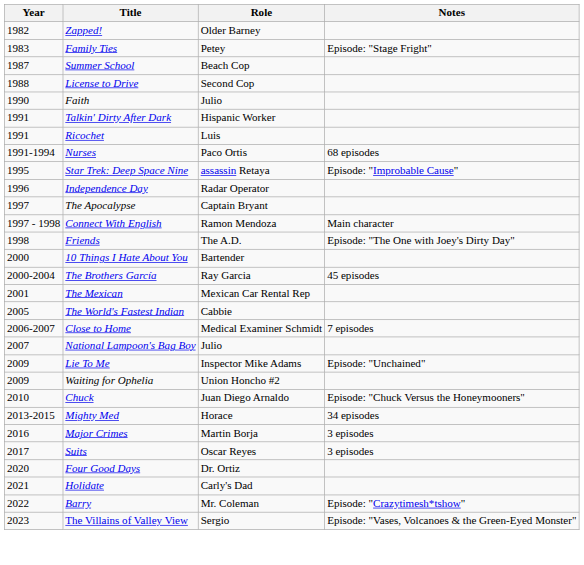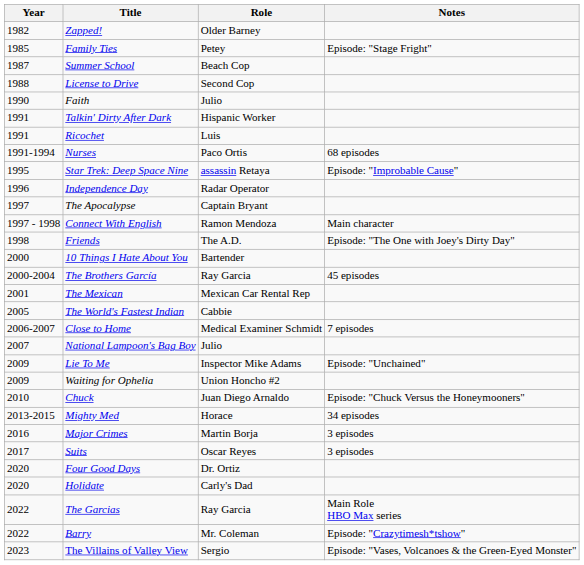(18, 48) 1983 -> (18, 48) 1985
(18, 485) 2021 -> (18, 485) 2020
+ row: (93, 509)
